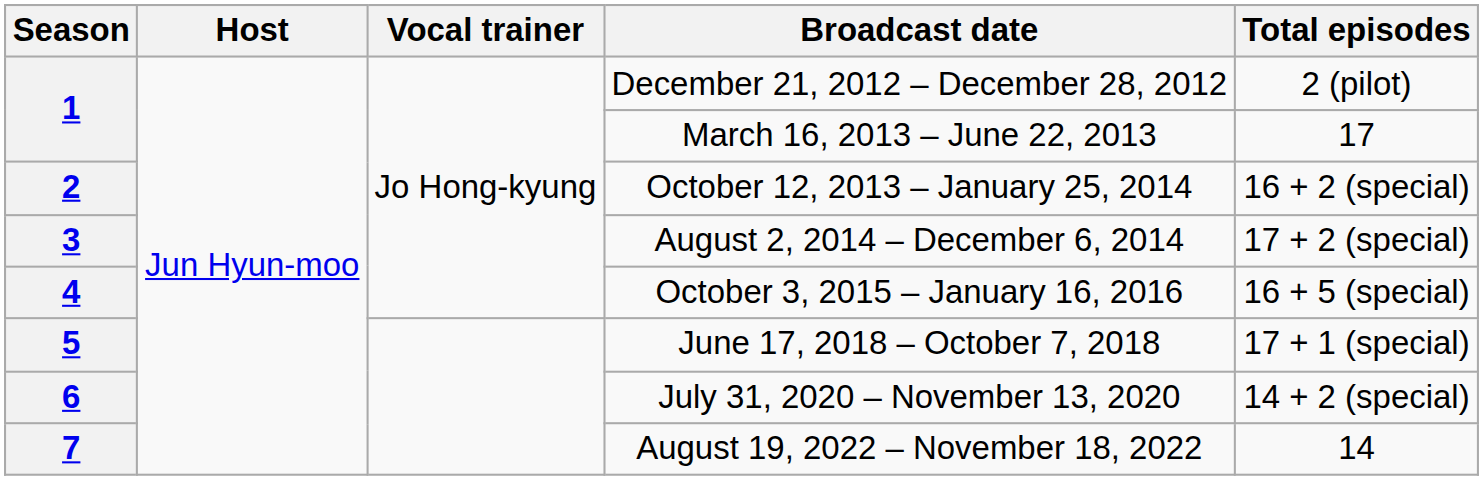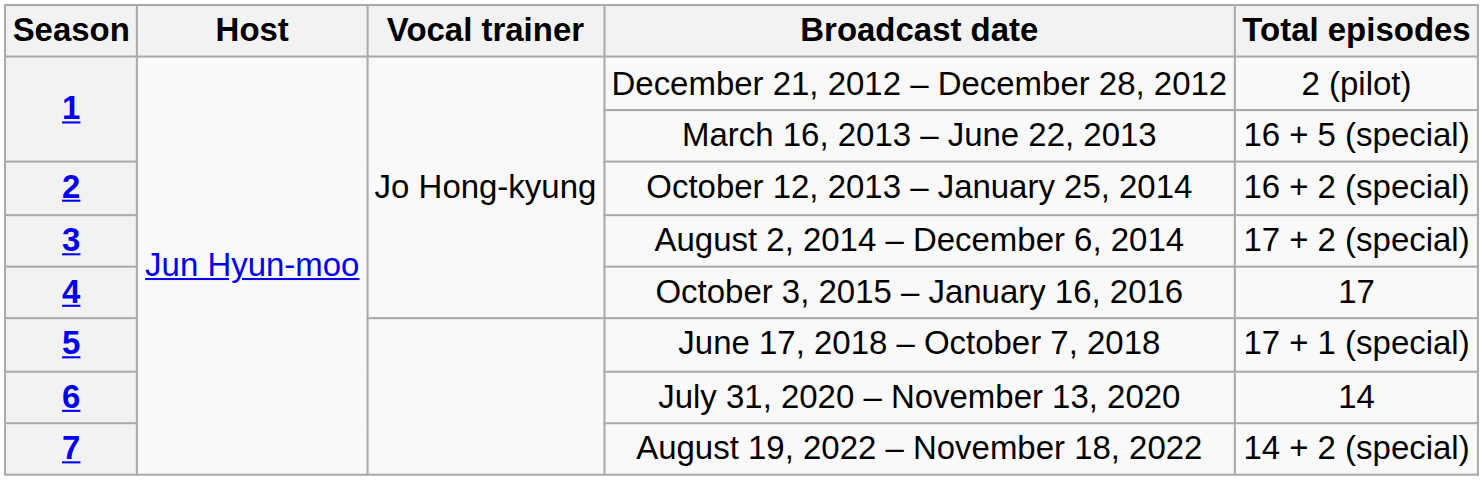(1357, 135) 17 -> (1357, 135) 16 + 5 (special)
(1357, 291) 16 + 5 (special) -> (1357, 291) 17
(1357, 396) 14 + 2 (special) -> (1357, 396) 14
(1357, 448) 14 -> (1357, 448) 14 + 2 (special)
